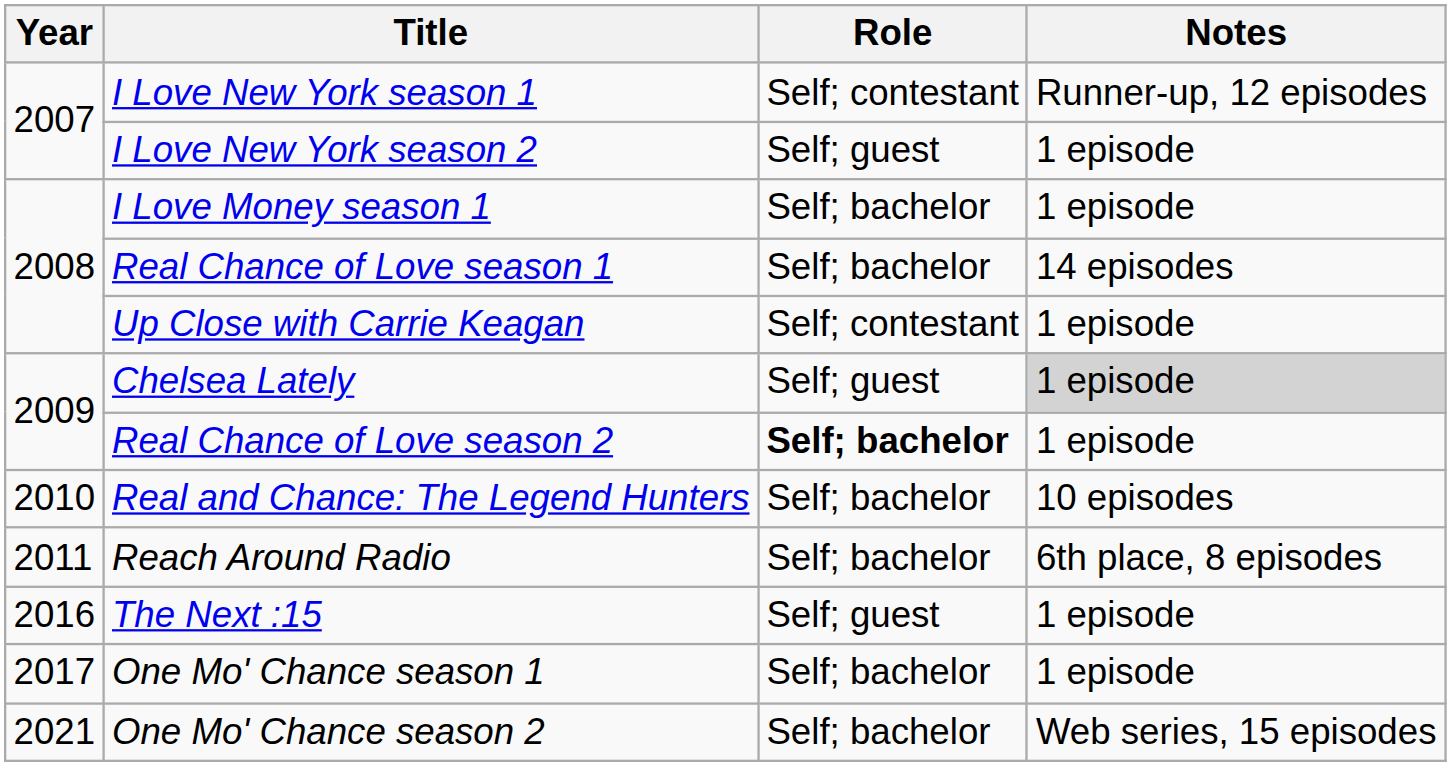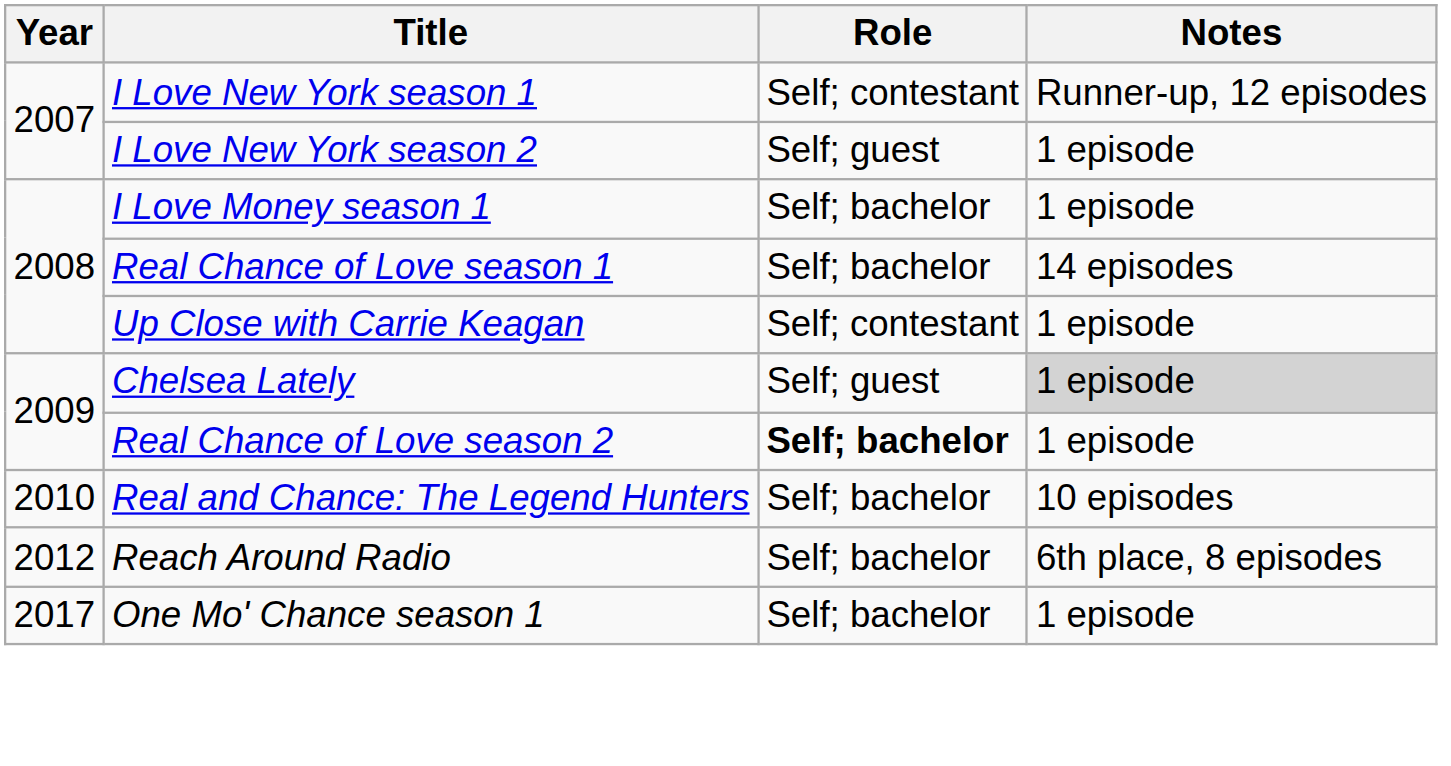(53, 556) 2011 -> (54, 556) 2012
- row: (217, 614)
- row: (328, 730)
